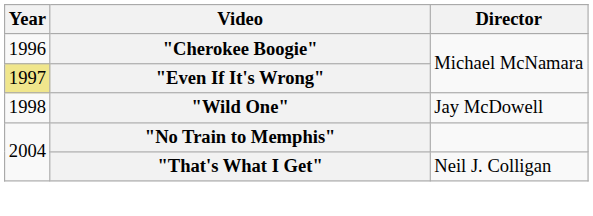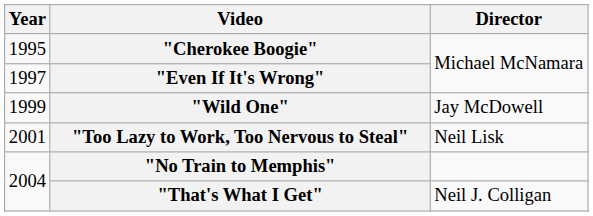(27, 48) 1996 -> (27, 48) 1995
(27, 78) khaki background -> (27, 78) no background
(27, 107) 1998 -> (27, 107) 1999
+ row: (240, 136)
